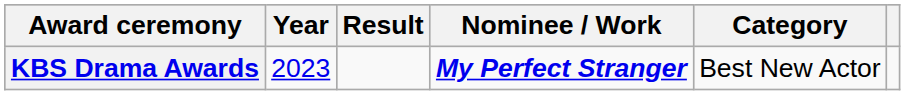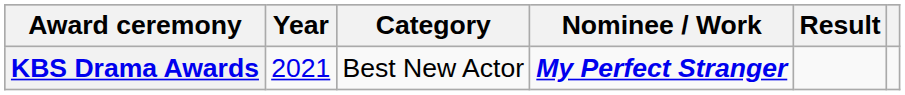columns swapped: (790, 25) <-> (383, 25)
(301, 67) 2023 -> (301, 67) 2021
